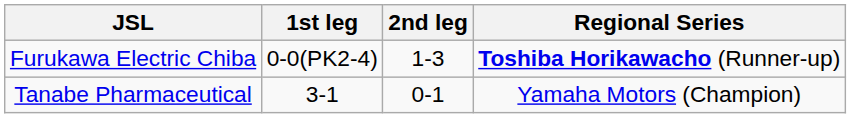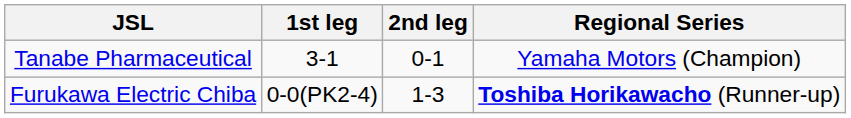rows swapped: (133, 58) <-> (133, 94)
